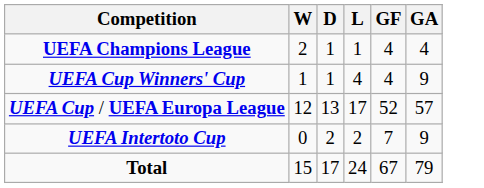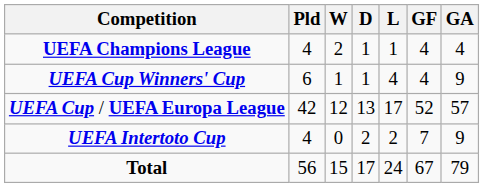+ column: (307, 19)
